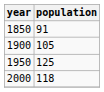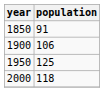(45, 46) 105 -> (45, 46) 106
